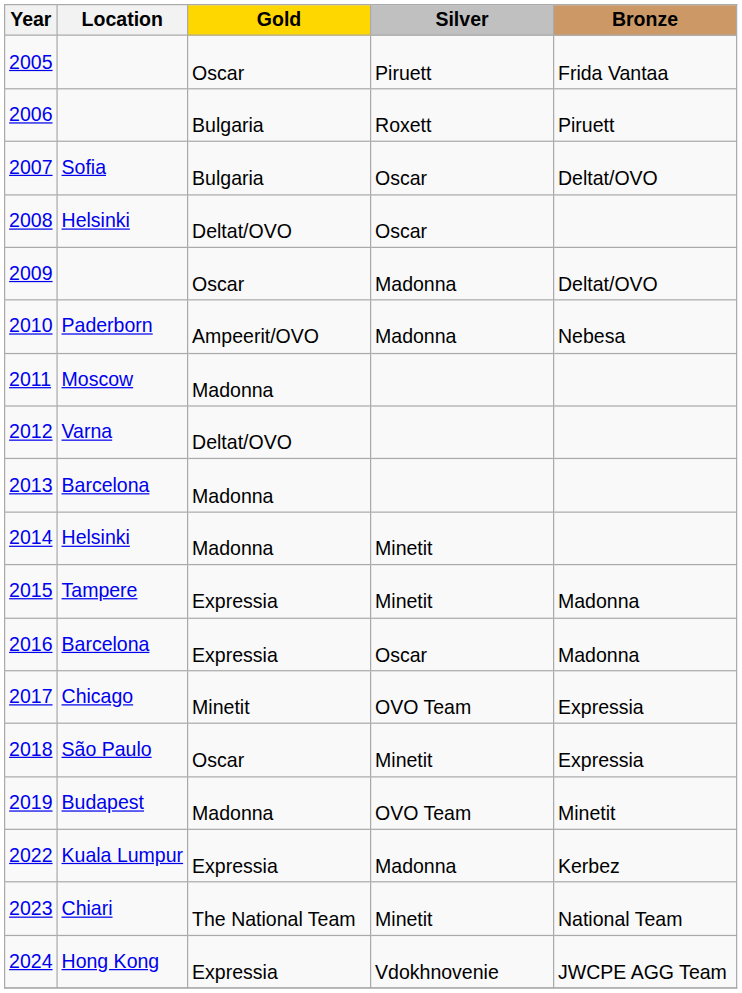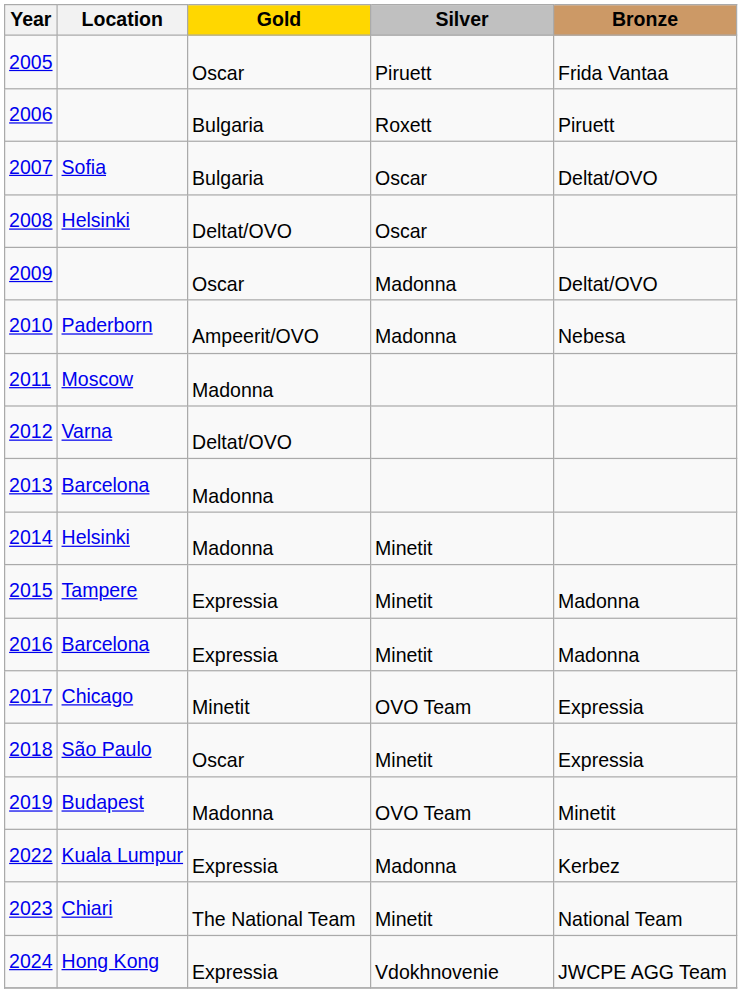(401, 654) Oscar -> (404, 654) Minetit
